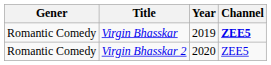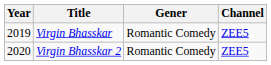columns swapped: (204, 13) <-> (52, 13)
(236, 32) bold -> (235, 32) normal
